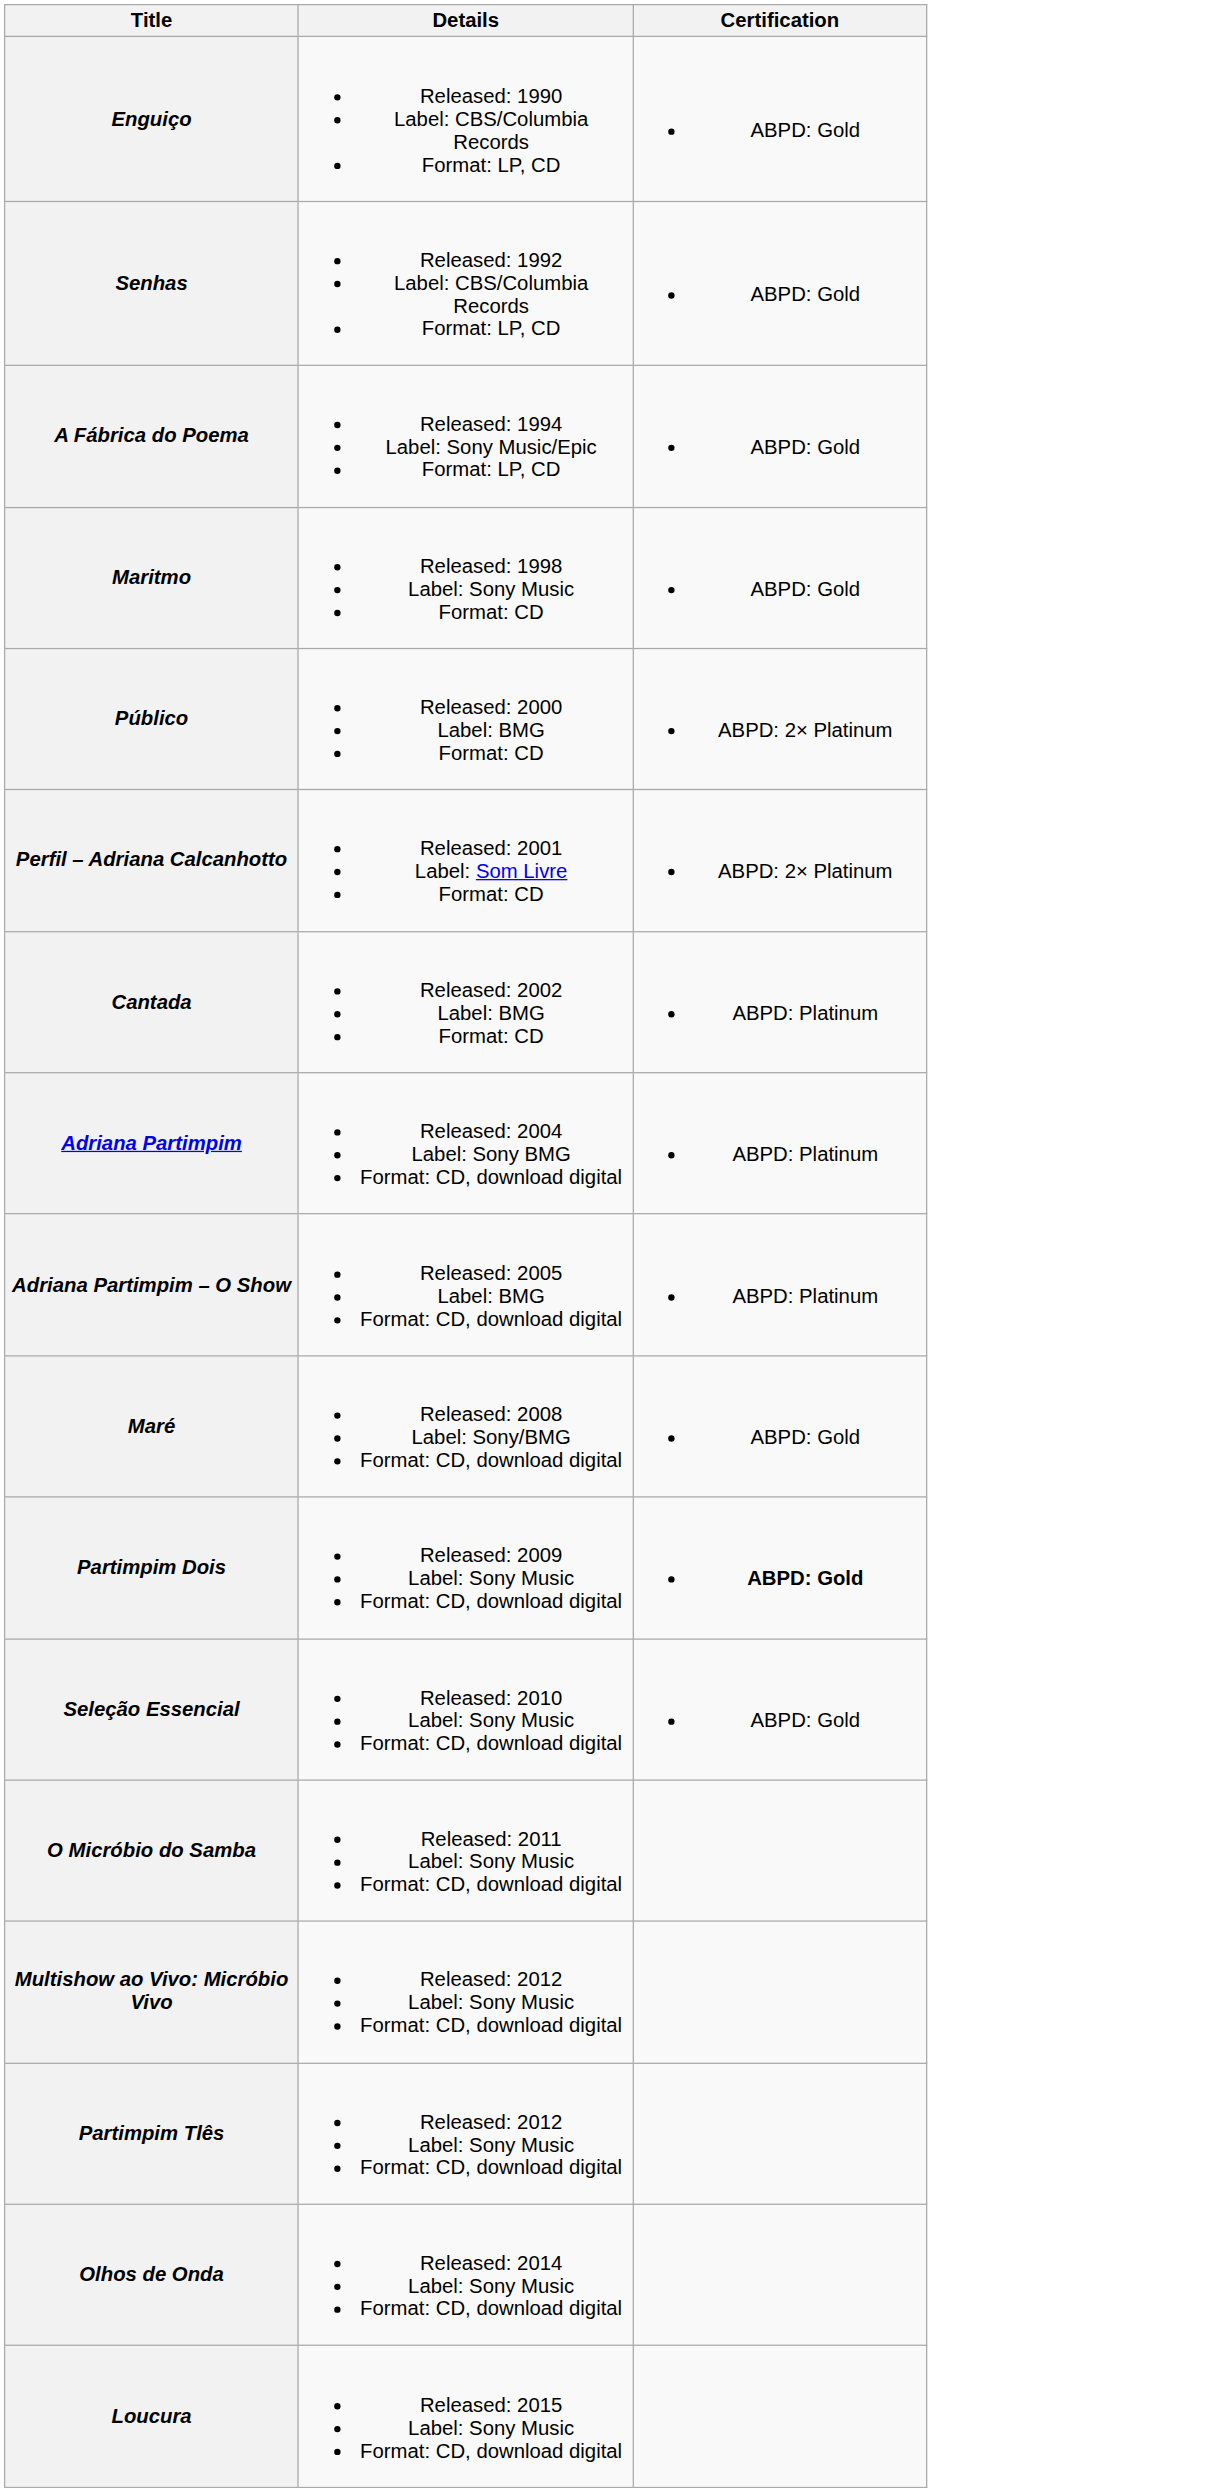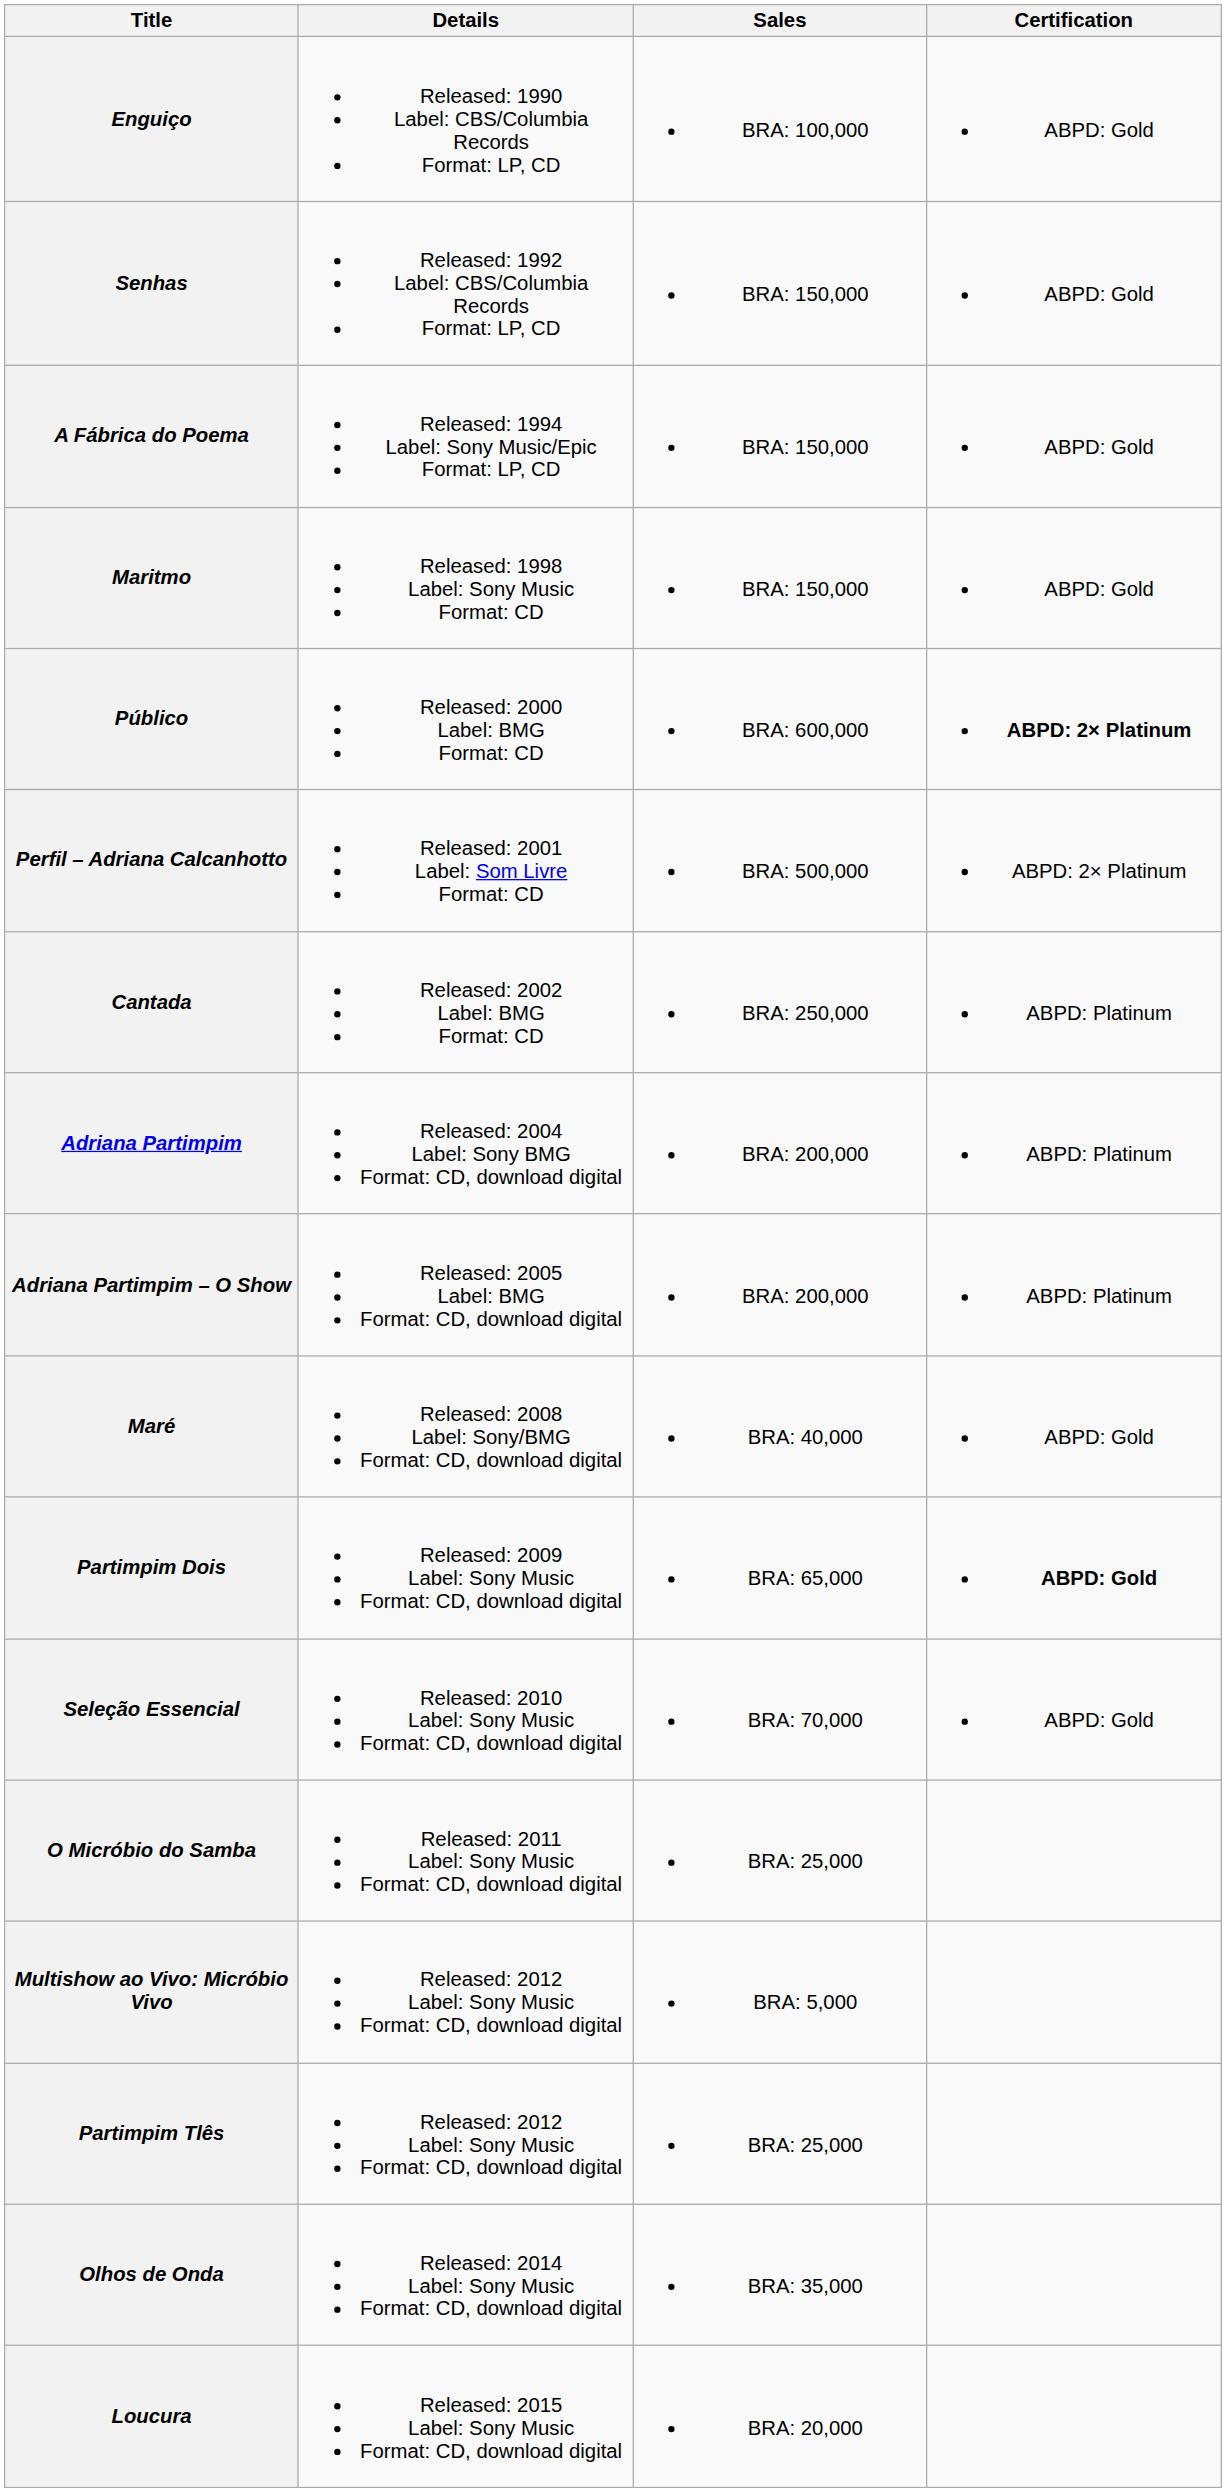+ column: (780, 20)
(780, 731) normal -> (1074, 731) bold
